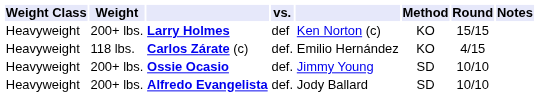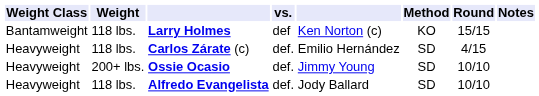(43, 31) Heavyweight -> (47, 31) Bantamweight
(117, 31) 200+ lbs. -> (114, 31) 118 lbs.
(426, 49) KO -> (426, 49) SD
(117, 85) 200+ lbs. -> (114, 85) 118 lbs.
